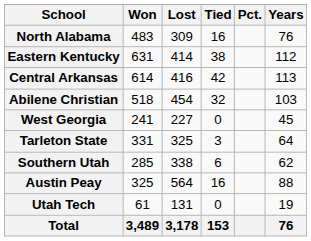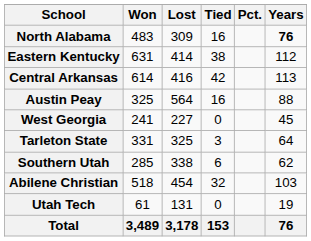(286, 36) normal -> (286, 36) bold
rows swapped: (64, 99) <-> (64, 183)
